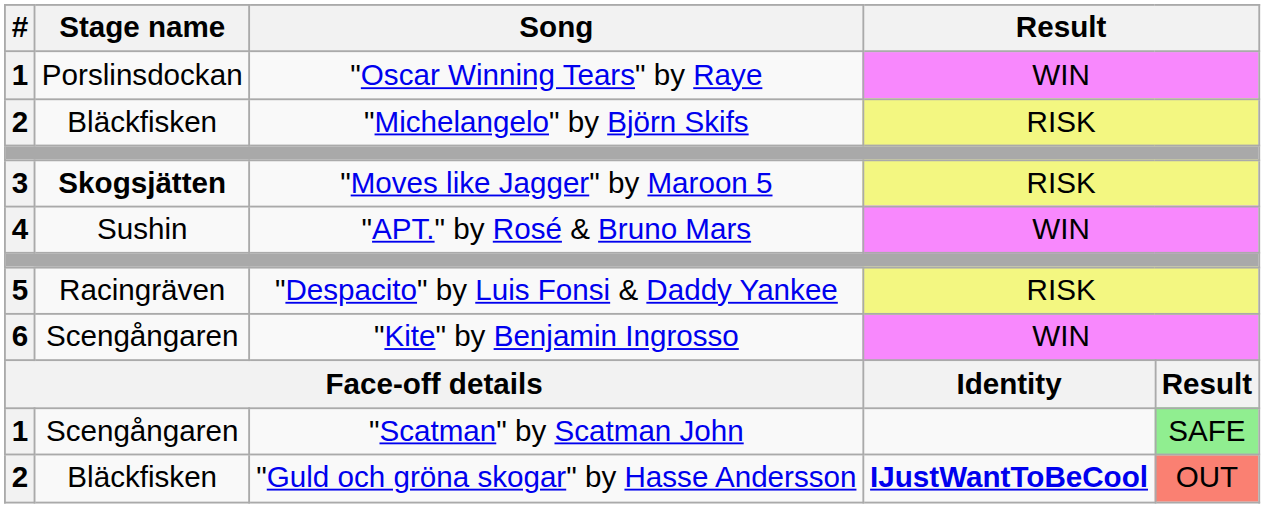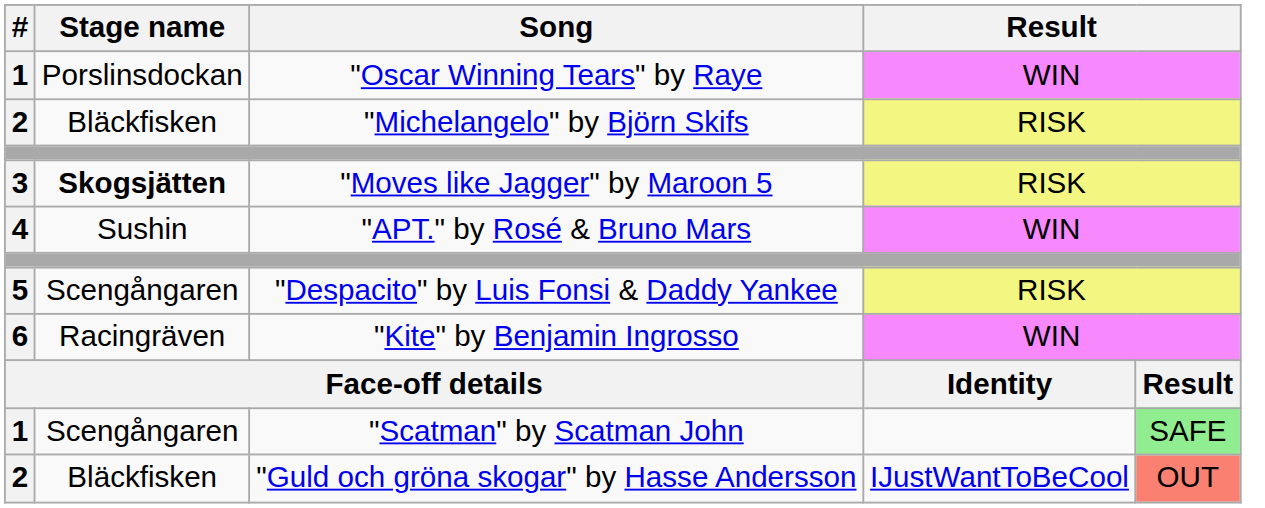(142, 289) Racingräven -> (142, 289) Scengångaren
(142, 336) Scengångaren -> (142, 336) Racingräven
(1009, 477) bold -> (1000, 477) normal
